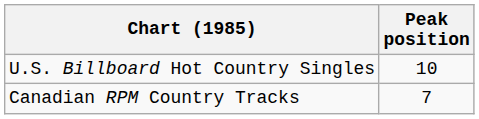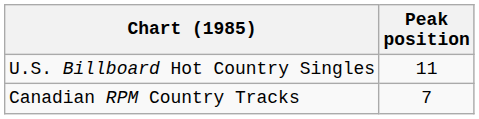(427, 69) 10 -> (427, 69) 11
